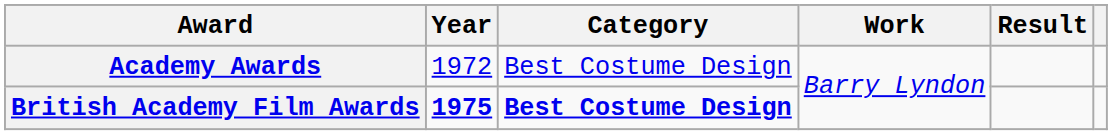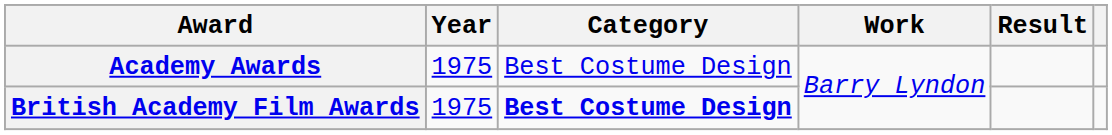(462, 67) 1972 -> (462, 67) 1975
(462, 108) bold -> (462, 108) normal
